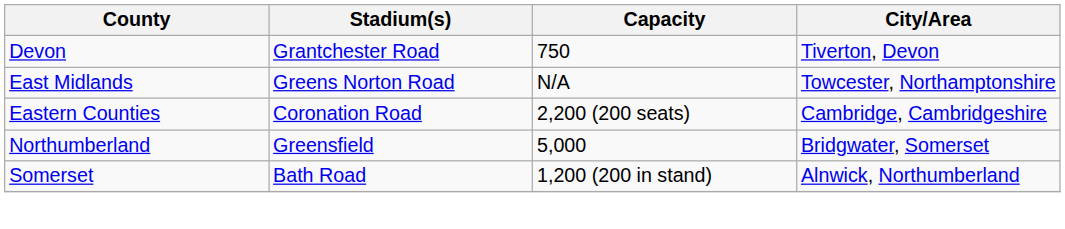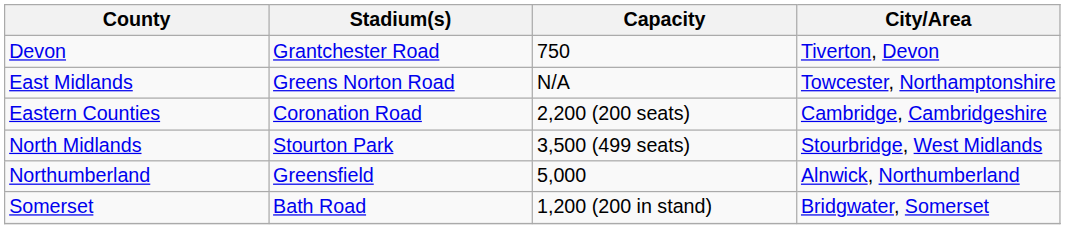+ row: (75, 144)
(895, 144) Bridgwater, Somerset -> (910, 176) Alnwick, Northumberland
(910, 176) Alnwick, Northumberland -> (895, 207) Bridgwater, Somerset
